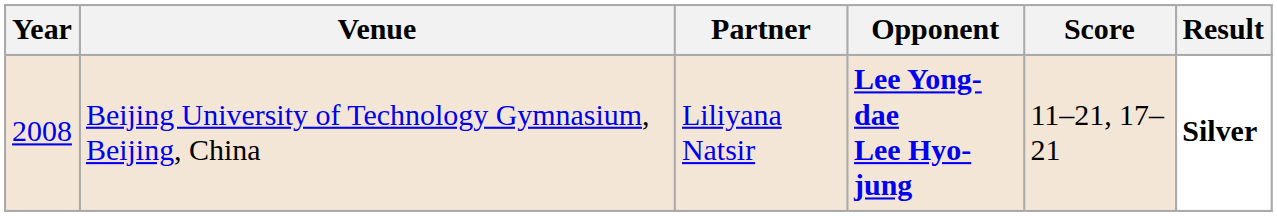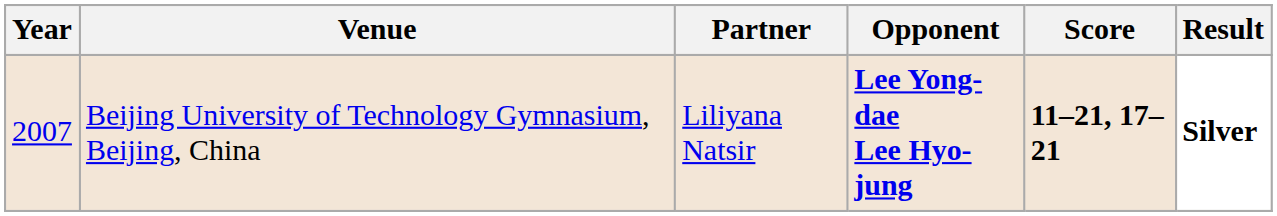(42, 132) 2008 -> (42, 132) 2007
(1097, 132) normal -> (1097, 132) bold
